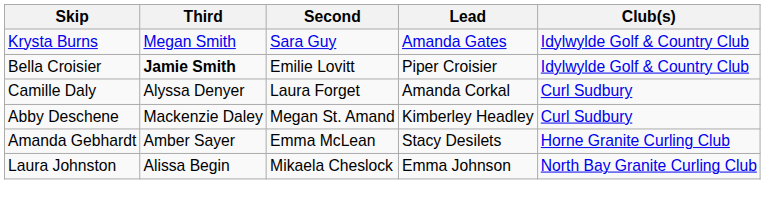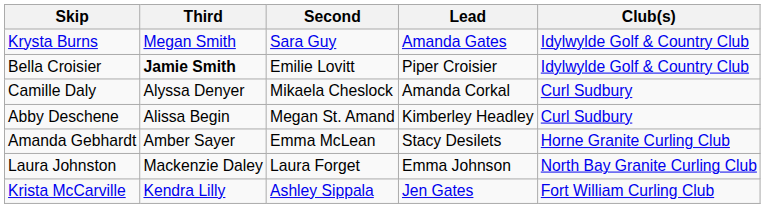(315, 91) Laura Forget -> (332, 91) Mikaela Cheslock
(203, 116) Mackenzie Daley -> (187, 116) Alissa Begin
(187, 166) Alissa Begin -> (203, 166) Mackenzie Daley
(332, 166) Mikaela Cheslock -> (315, 166) Laura Forget
+ row: (67, 191)
